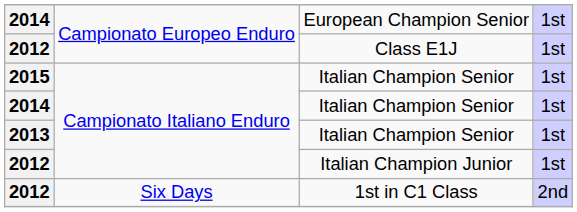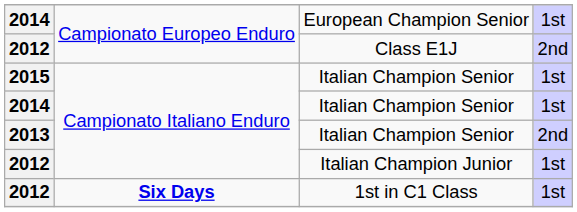(553, 48) 1st -> (553, 48) 2nd
(553, 135) 1st -> (553, 135) 2nd
(177, 193) normal -> (177, 193) bold
(553, 193) 2nd -> (553, 193) 1st
